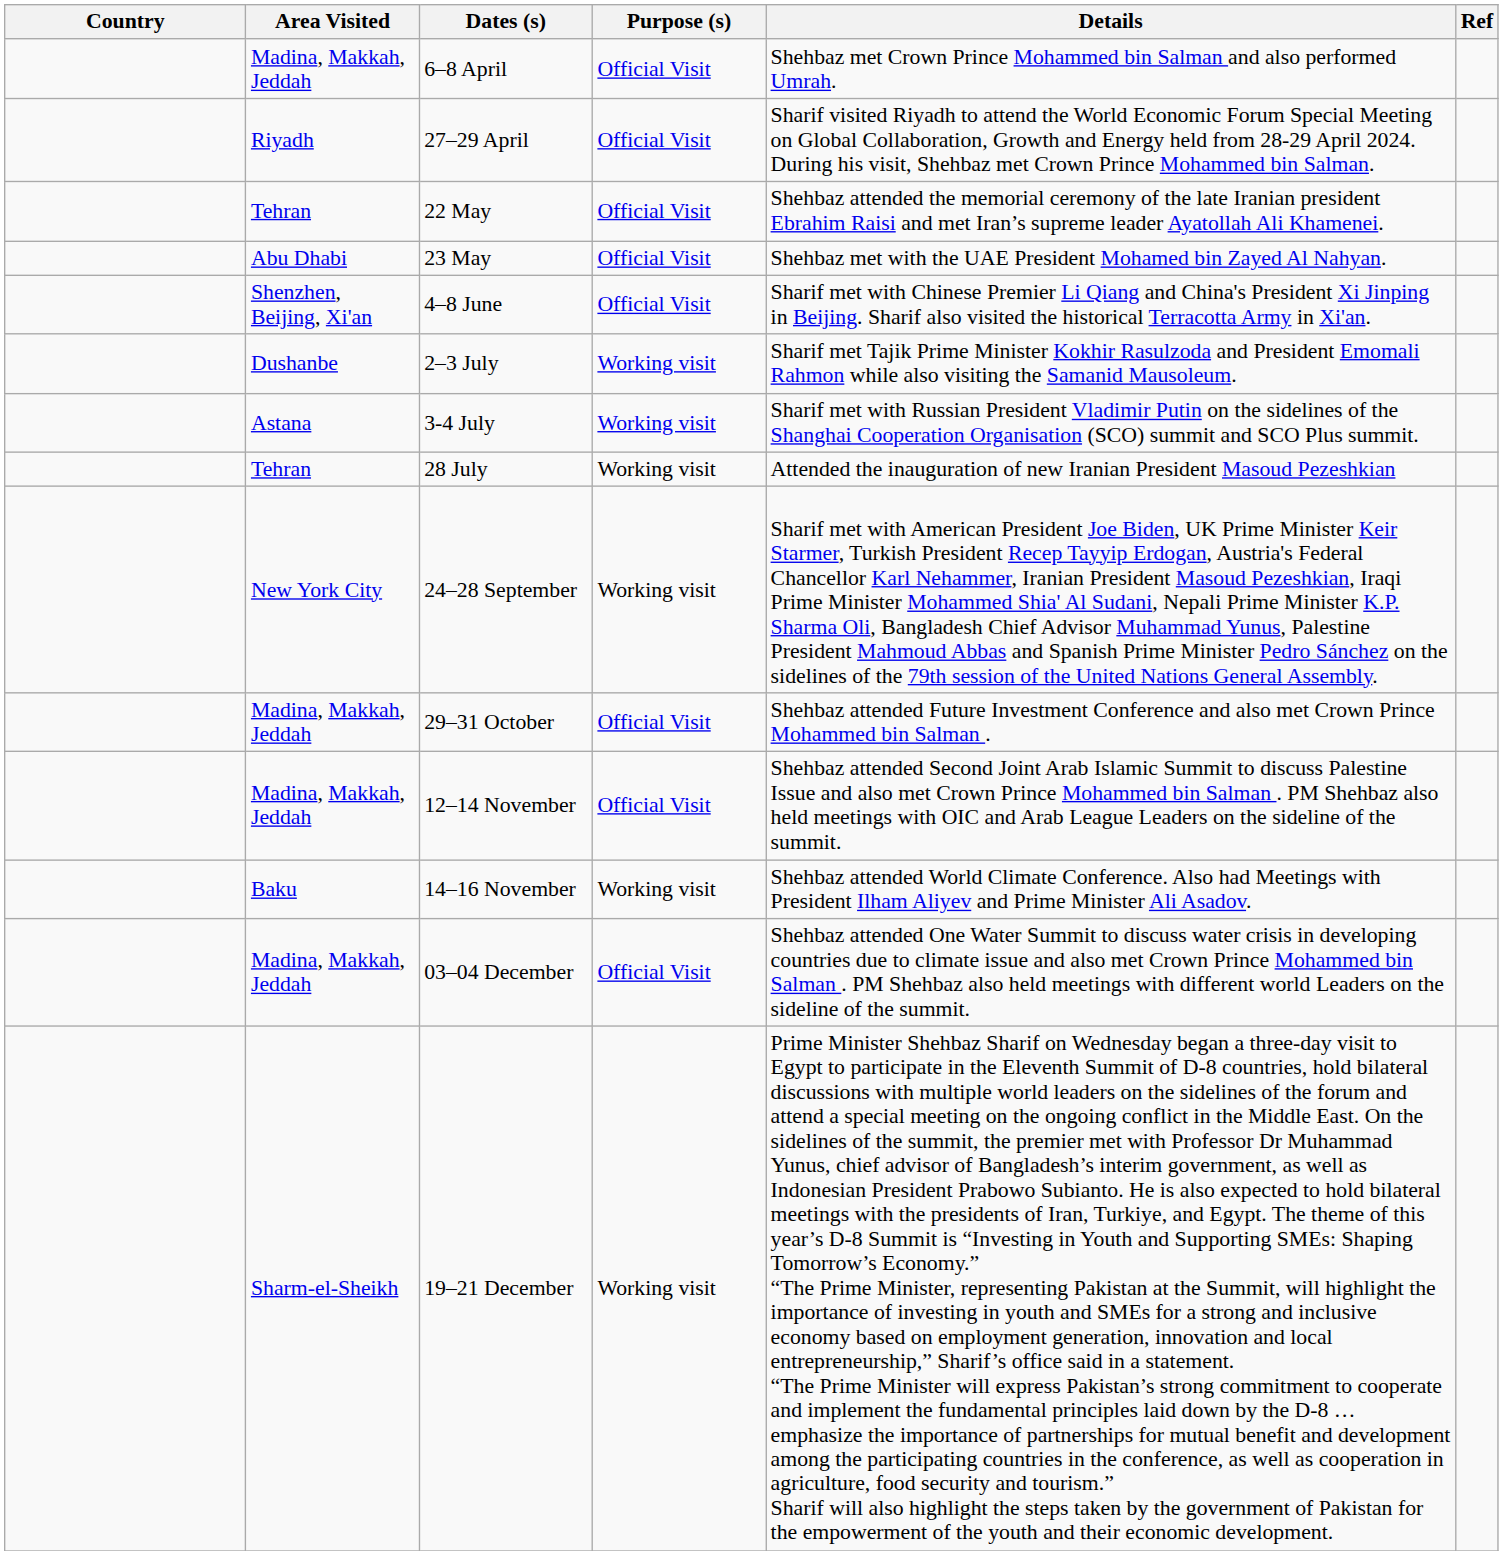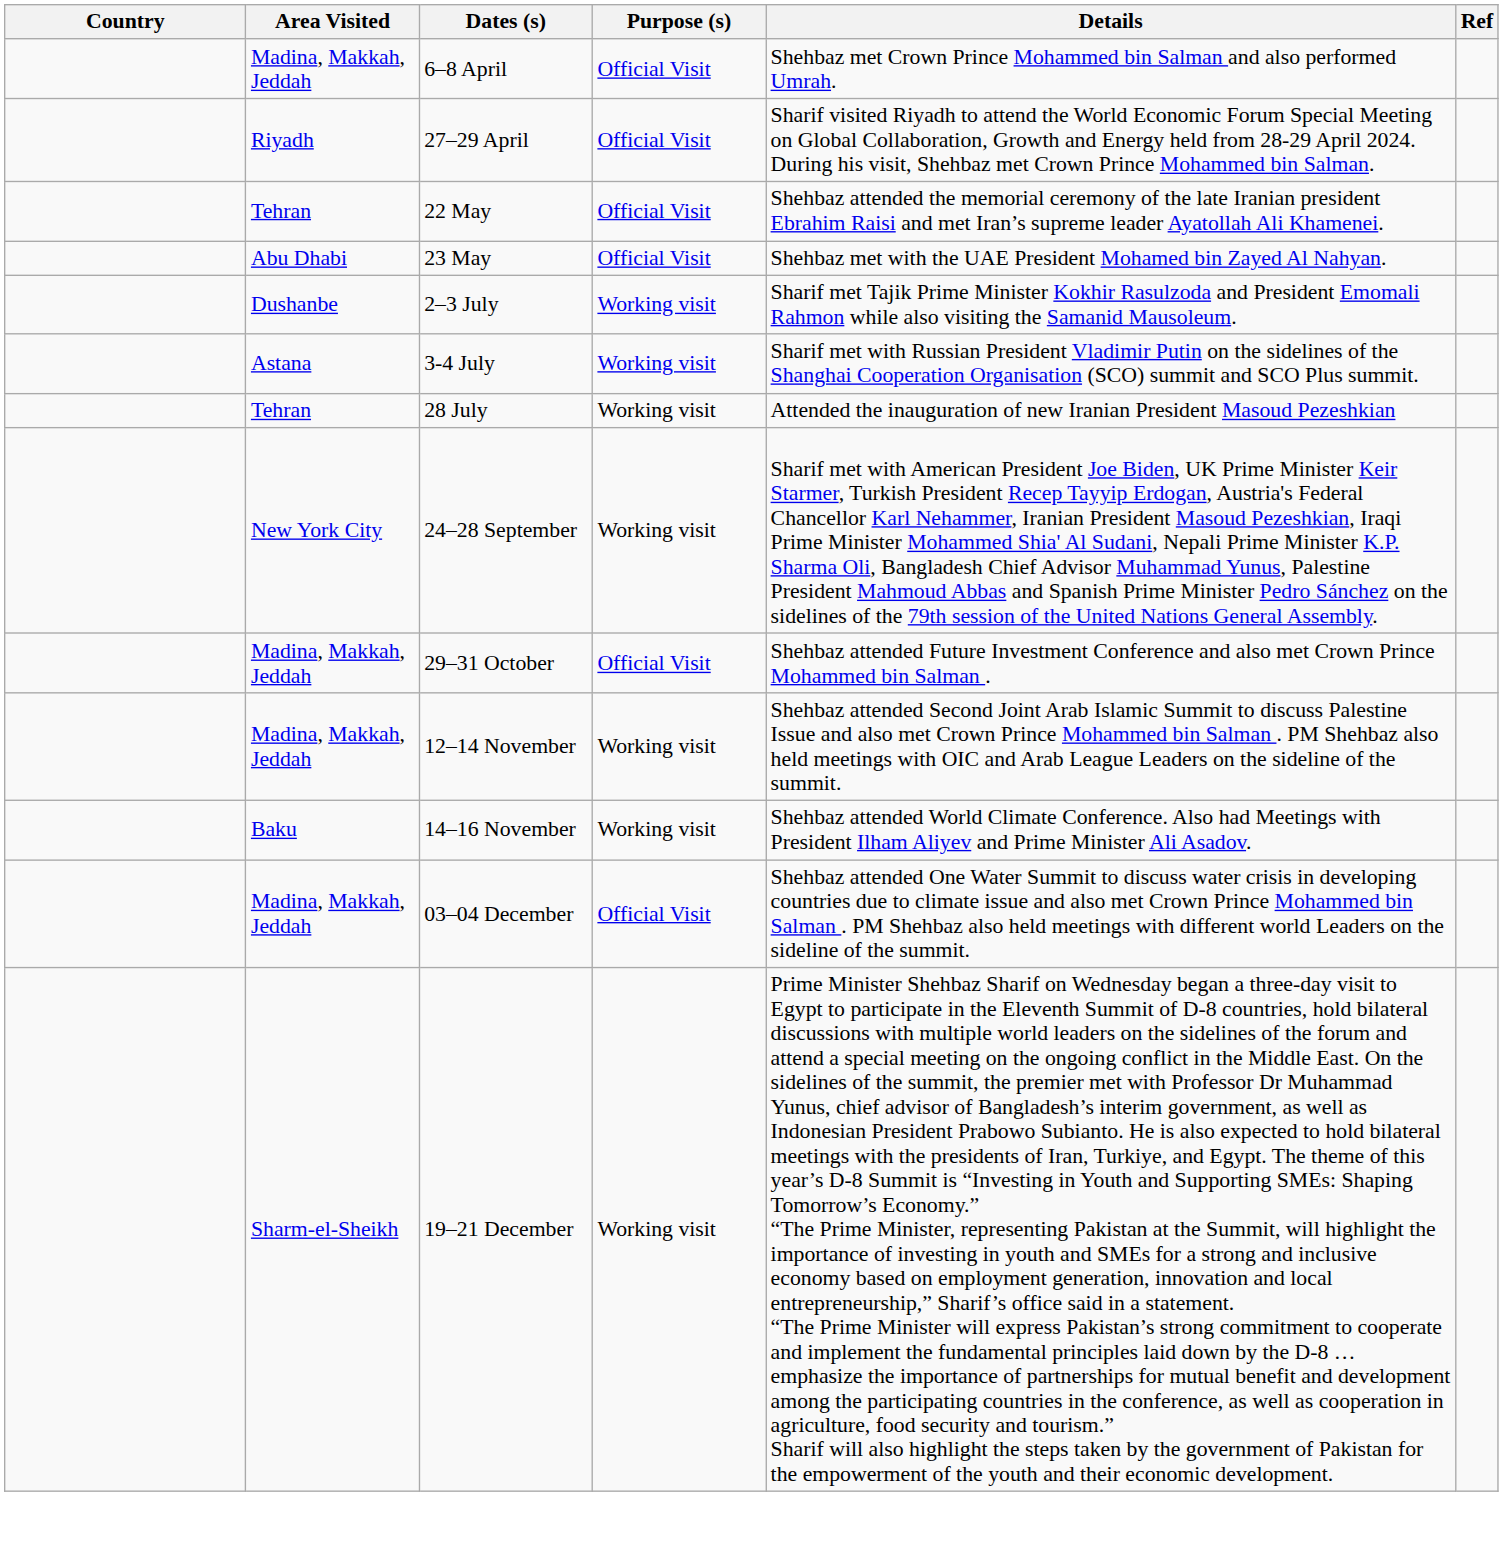- row: (463, 304)
(654, 805) Official Visit -> (657, 746) Working visit
